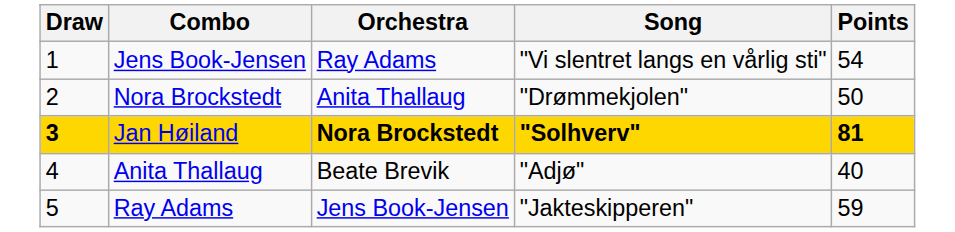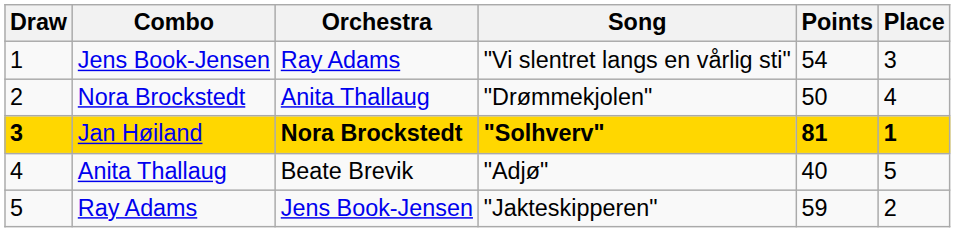+ column: (914, 23)
